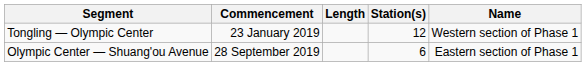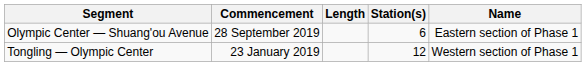rows swapped: (80, 33) <-> (108, 52)
